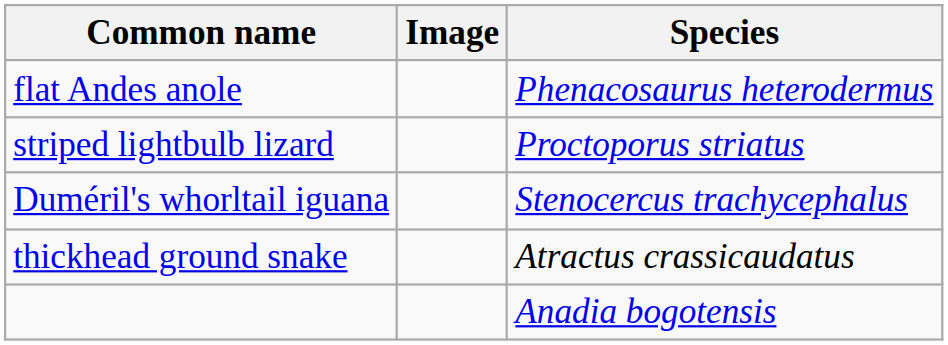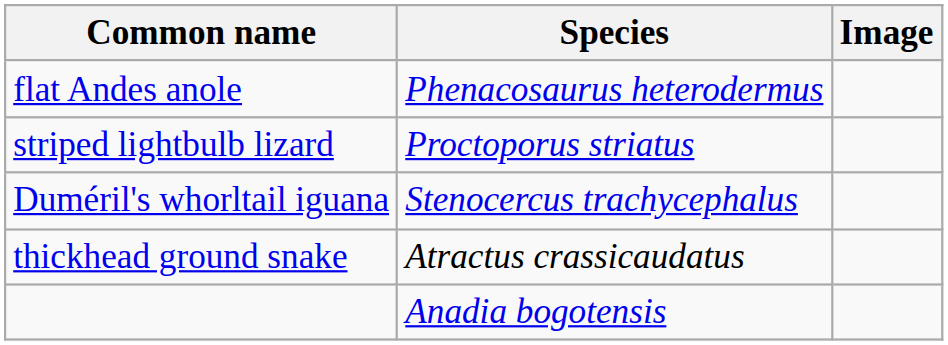columns swapped: (724, 32) <-> (452, 32)
